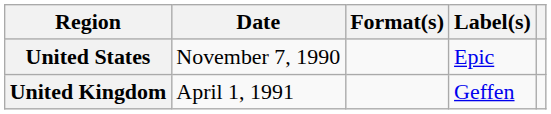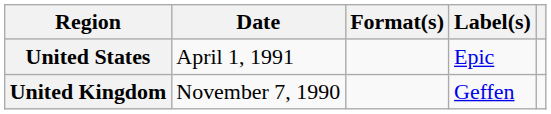(258, 56) November 7, 1990 -> (235, 56) April 1, 1991
(235, 91) April 1, 1991 -> (258, 91) November 7, 1990
